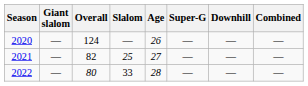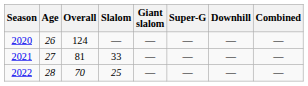columns swapped: (156, 18) <-> (56, 18)
(91, 56) 82 -> (80, 56) 81
(128, 56) 25 -> (116, 56) 33
(91, 72) 80 -> (80, 72) 70
(128, 72) 33 -> (116, 72) 25
